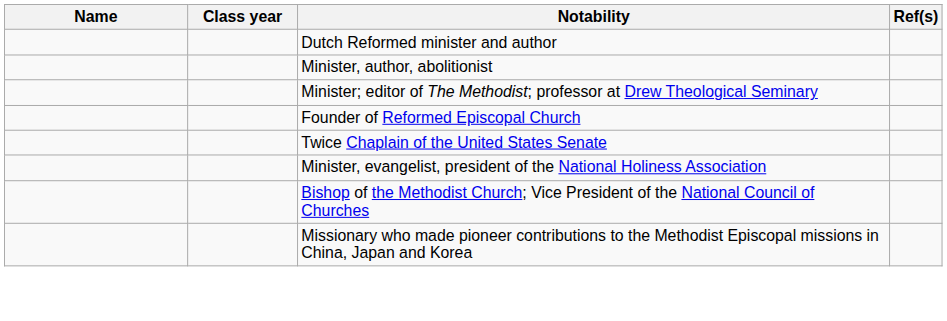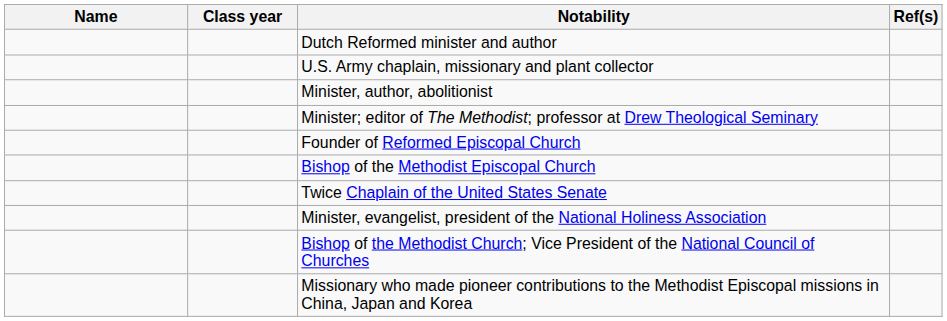+ row: (477, 67)
+ row: (448, 167)
